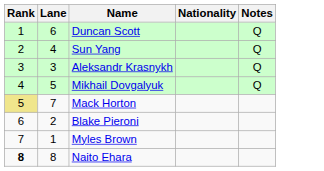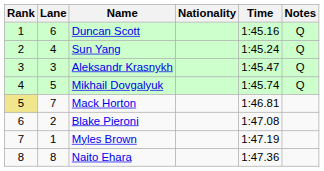+ column: (260, 13)
(21, 157) bold -> (21, 157) normal
